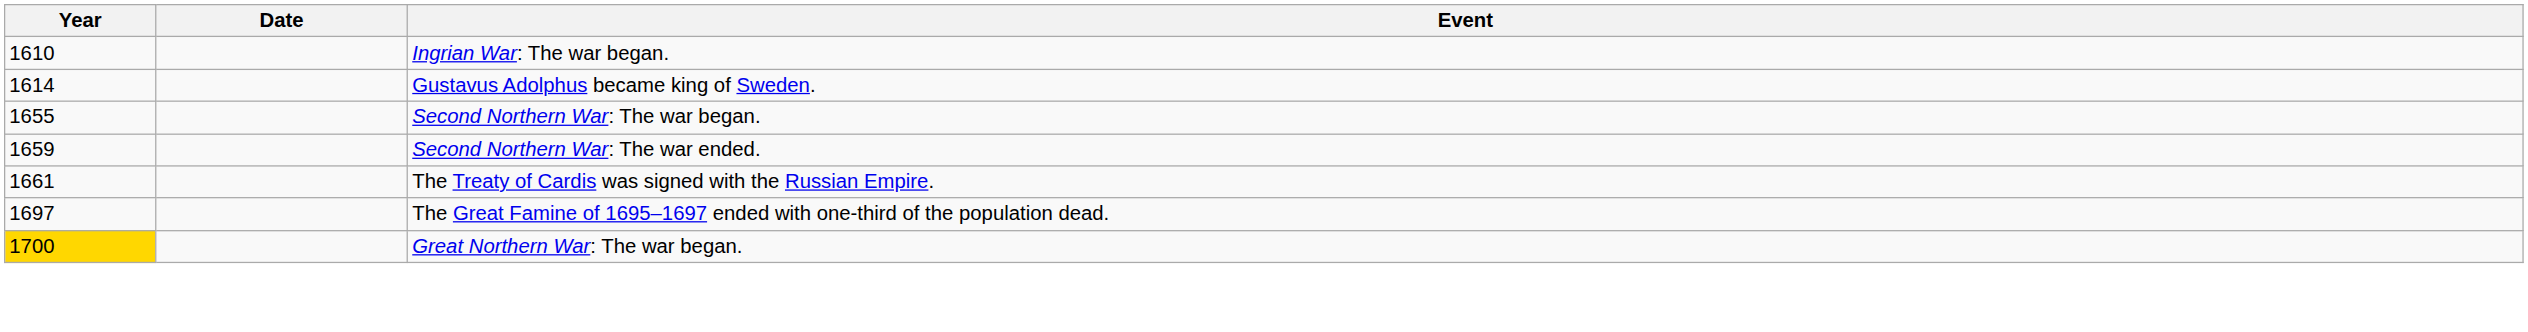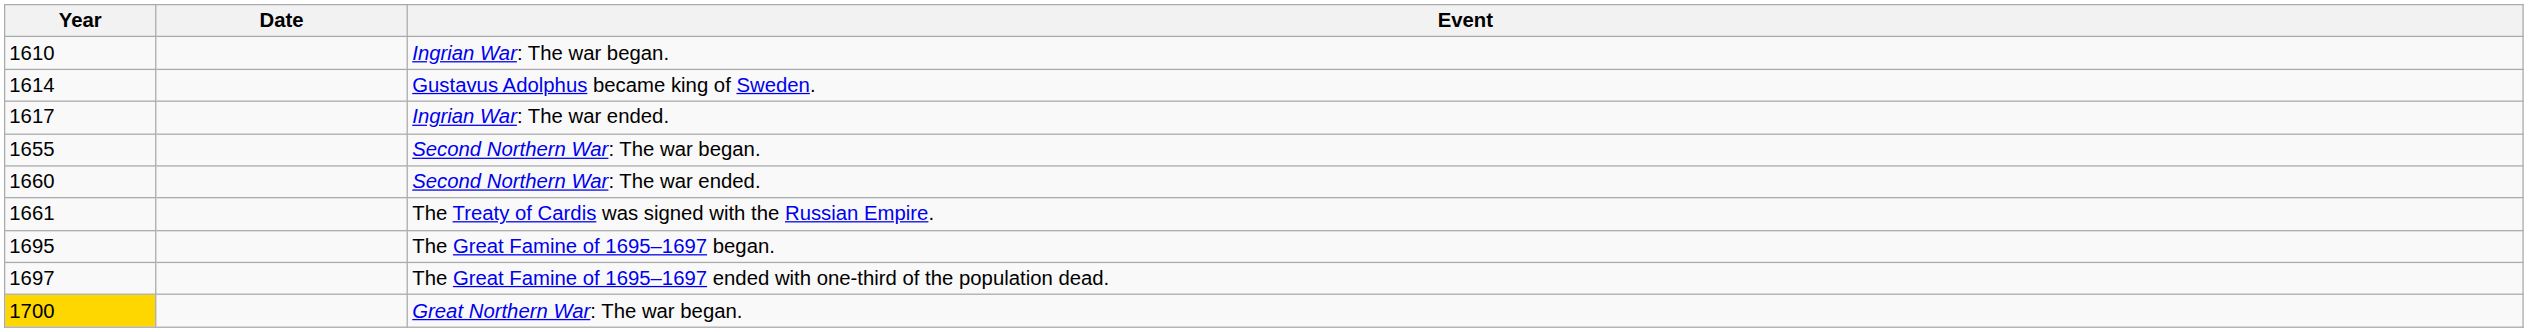+ row: (541, 117)
(32, 149) 1659 -> (32, 181) 1660
+ row: (594, 246)
